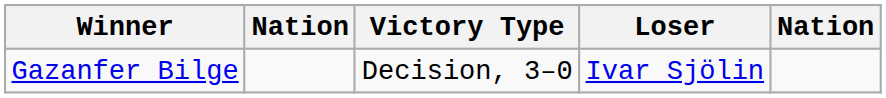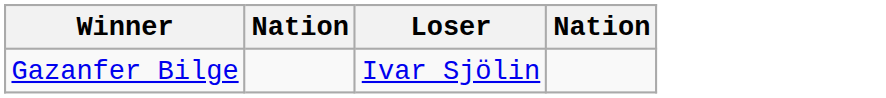- column: (467, 27)
